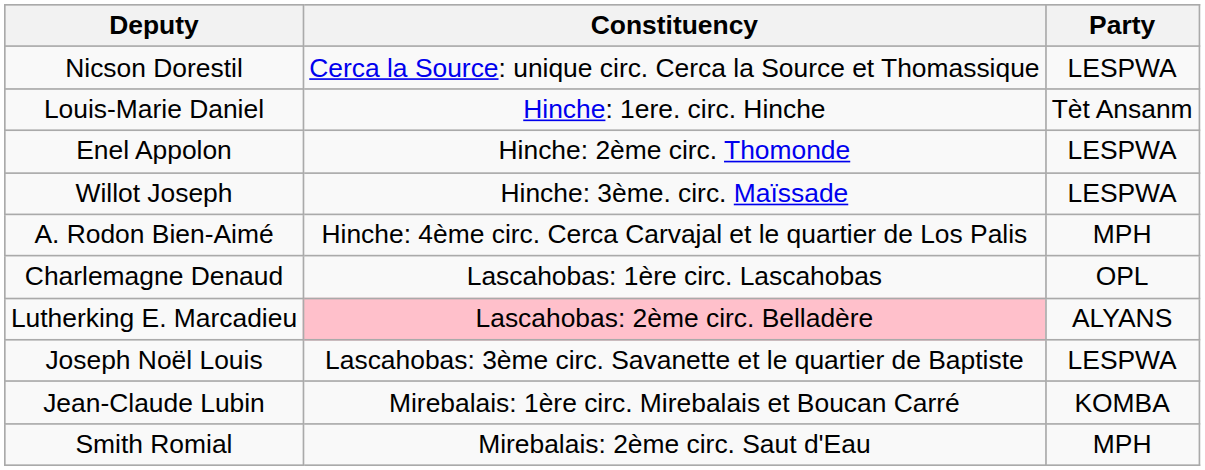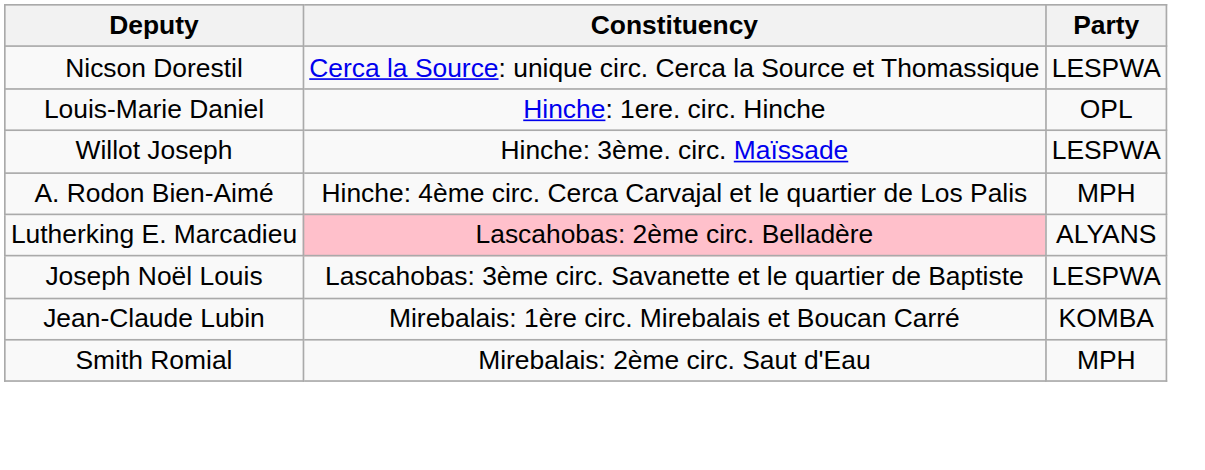(1122, 109) Tèt Ansanm -> (1106, 109) OPL
- row: (154, 151)
- row: (154, 276)
